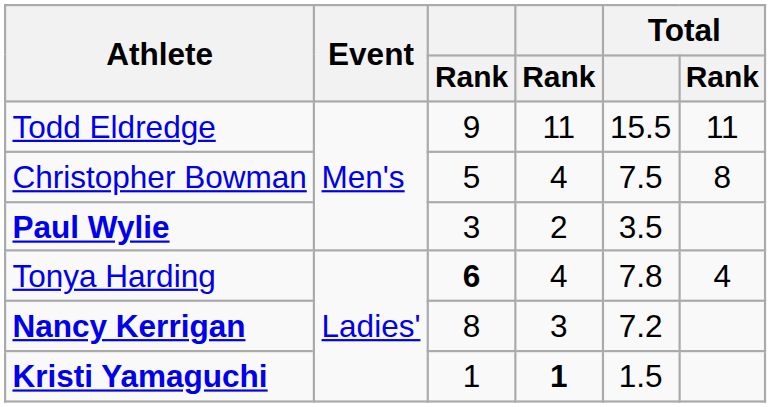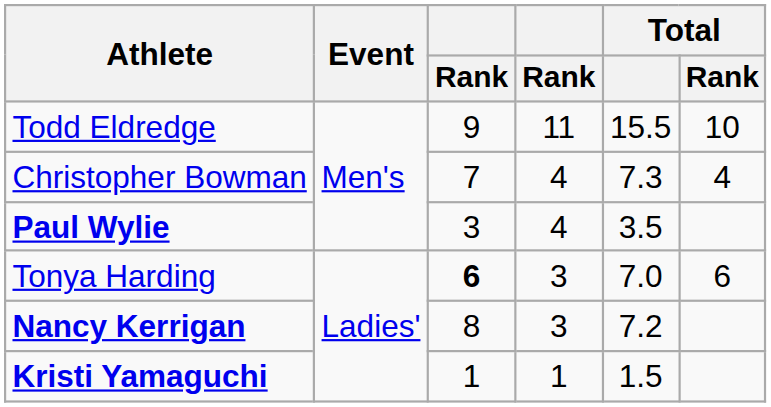(722, 127) 11 -> (722, 127) 10
(471, 177) 5 -> (471, 177) 7
(641, 177) 7.5 -> (641, 177) 7.3
(722, 177) 8 -> (722, 177) 4
(559, 227) 2 -> (559, 227) 4
(559, 277) 4 -> (559, 277) 3
(641, 277) 7.8 -> (641, 277) 7.0
(722, 277) 4 -> (722, 277) 6
(559, 376) bold -> (559, 376) normal
